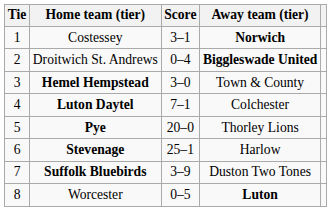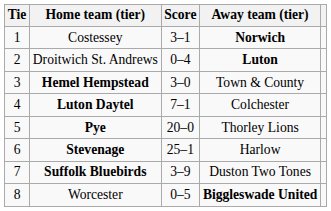(260, 60) Biggleswade United -> (260, 60) Luton
(260, 194) Luton -> (260, 194) Biggleswade United
